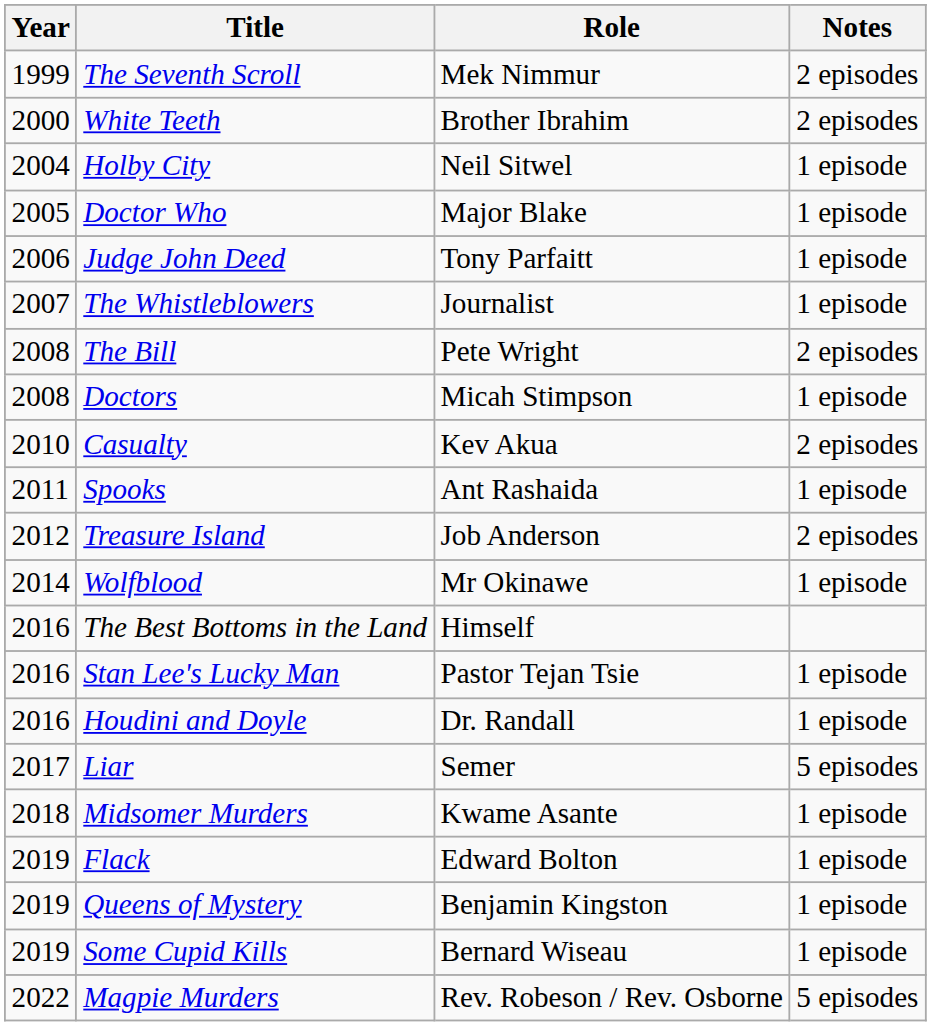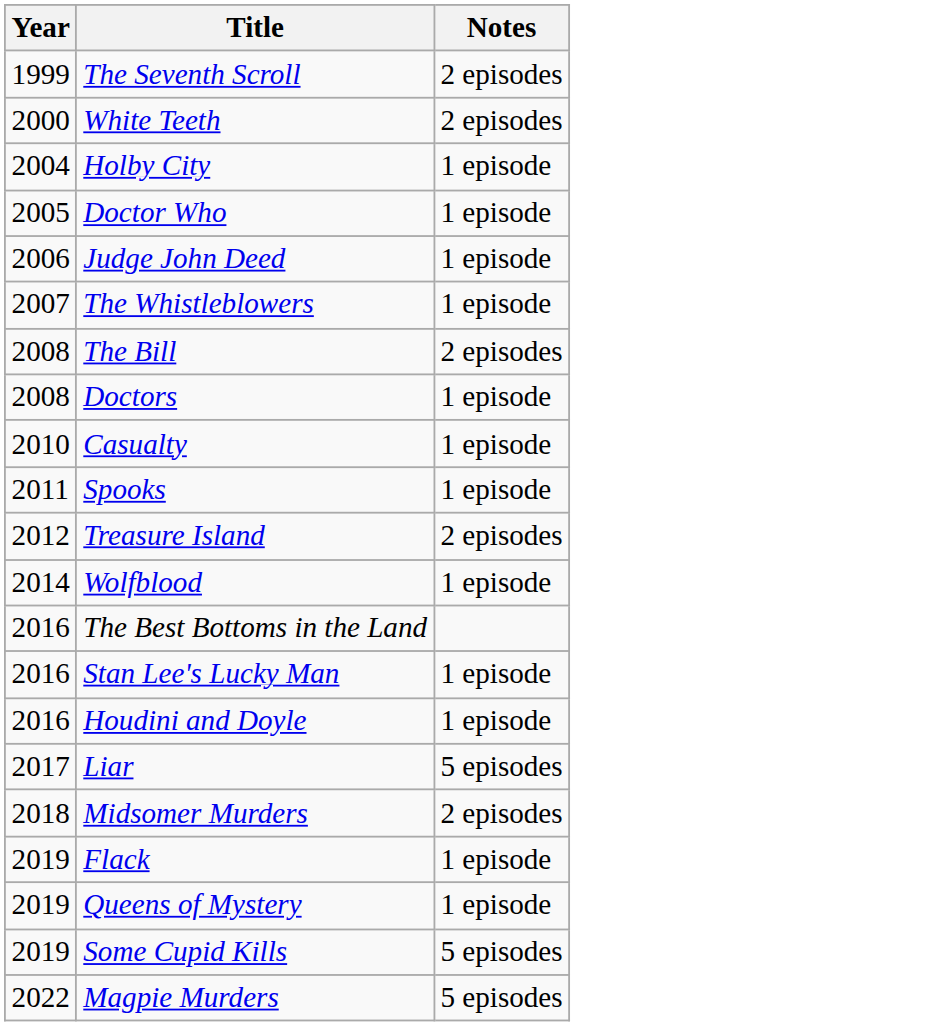- column: (612, 27)
(857, 443) 2 episodes -> (496, 443) 1 episode
(852, 812) 1 episode -> (502, 812) 2 episodes
(852, 951) 1 episode -> (502, 951) 5 episodes
